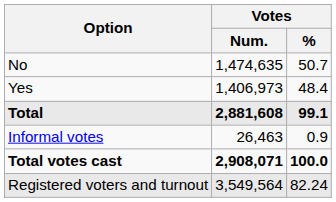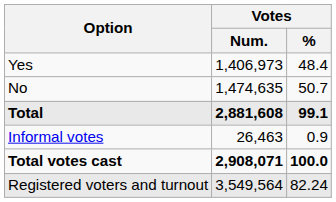rows swapped: (20, 88) <-> (18, 64)
